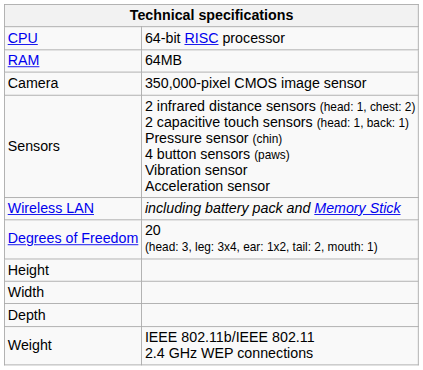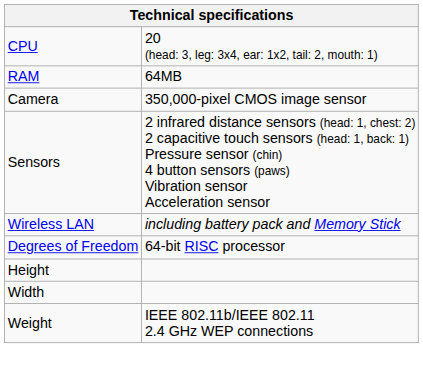(215, 38) 64-bit RISC processor -> (261, 46) 20 (head: 3, leg: 3x4, ear: 1x2, tail: 2, mouth: 1)
(261, 239) 20 (head: 3, leg: 3x4, ear: 1x2, tail: 2, mouth: 1) -> (215, 247) 64-bit RISC processor
- row: (27, 315)
